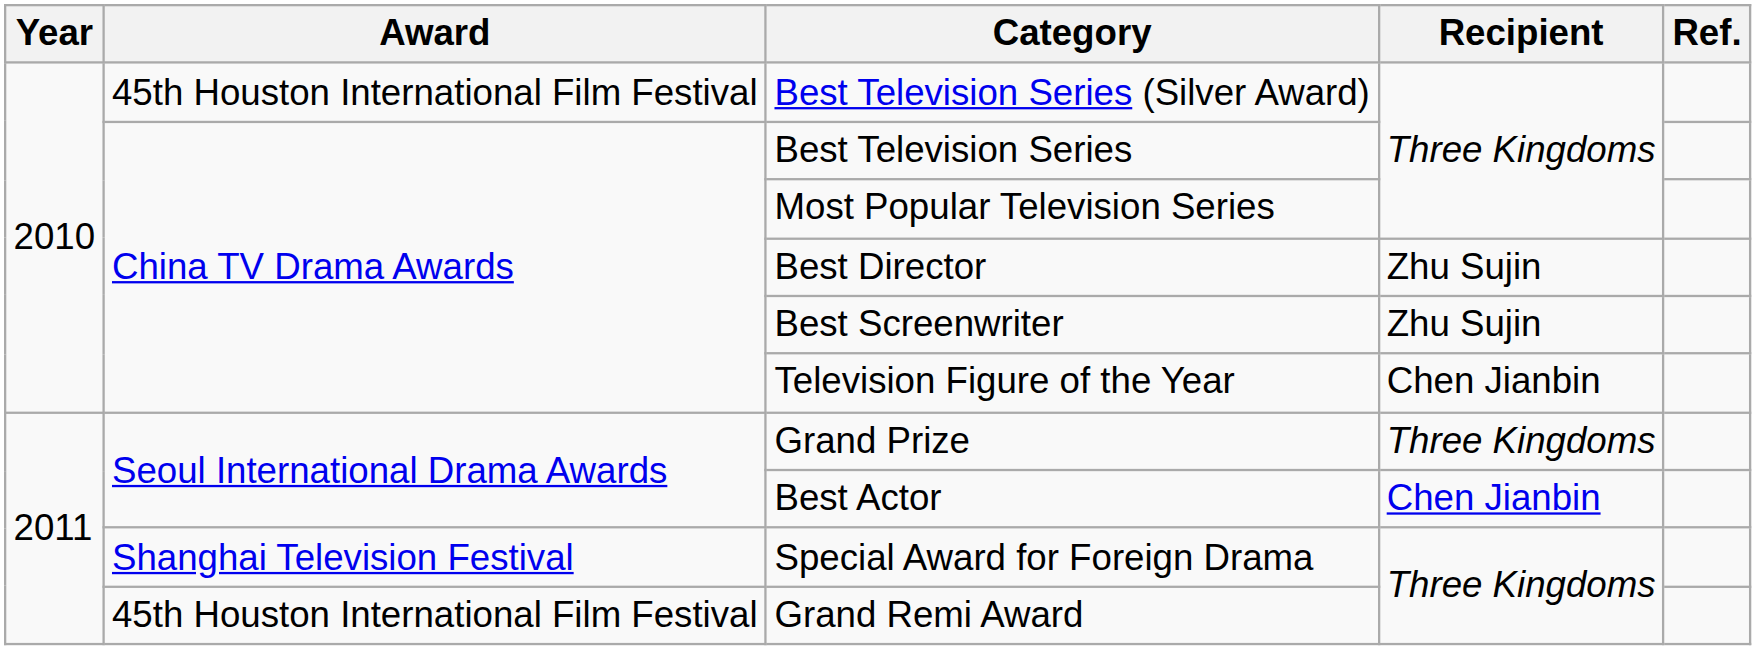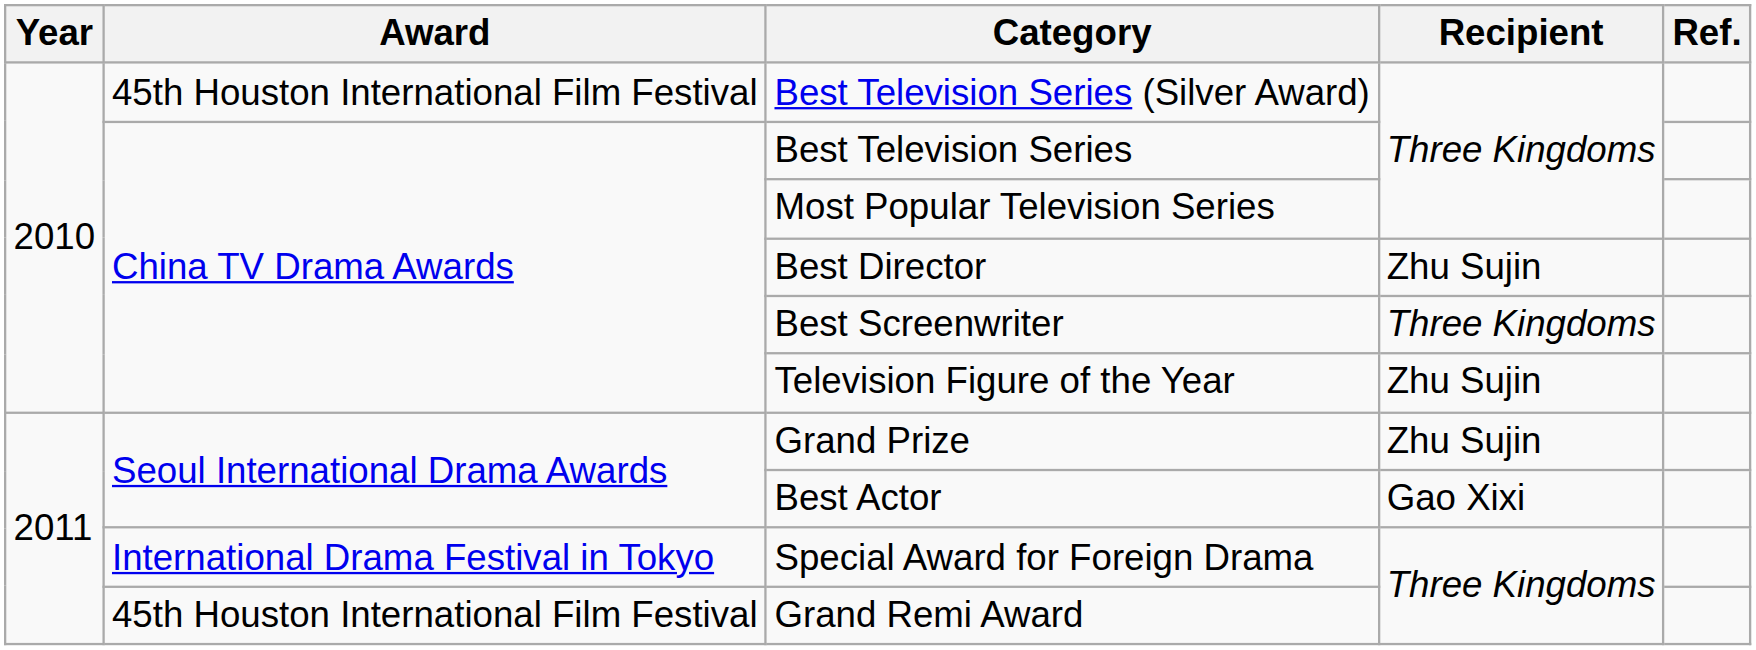(1464, 324) Zhu Sujin -> (1521, 324) Three Kingdoms
(1494, 382) Chen Jianbin -> (1464, 382) Zhu Sujin
(1521, 440) Three Kingdoms -> (1464, 440) Zhu Sujin
(1494, 498) Chen Jianbin -> (1456, 498) Gao Xixi
(343, 556) Shanghai Television Festival -> (413, 556) International Drama Festival in Tokyo
